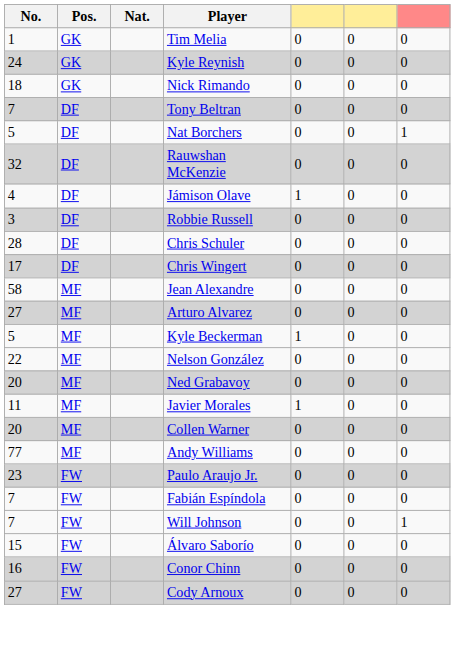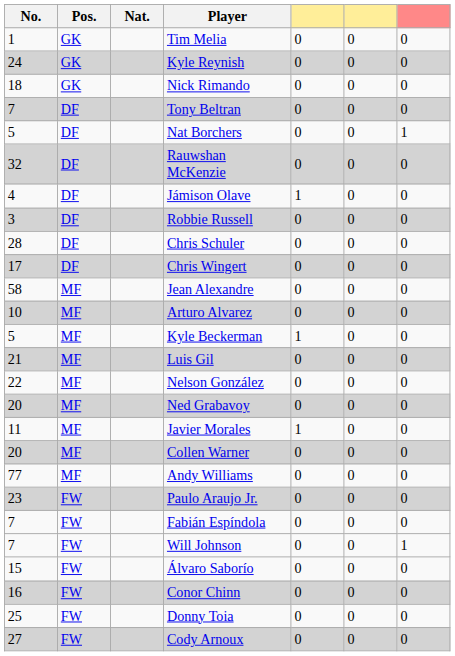(15, 312) 27 -> (15, 312) 10
+ row: (190, 359)
+ row: (200, 615)
